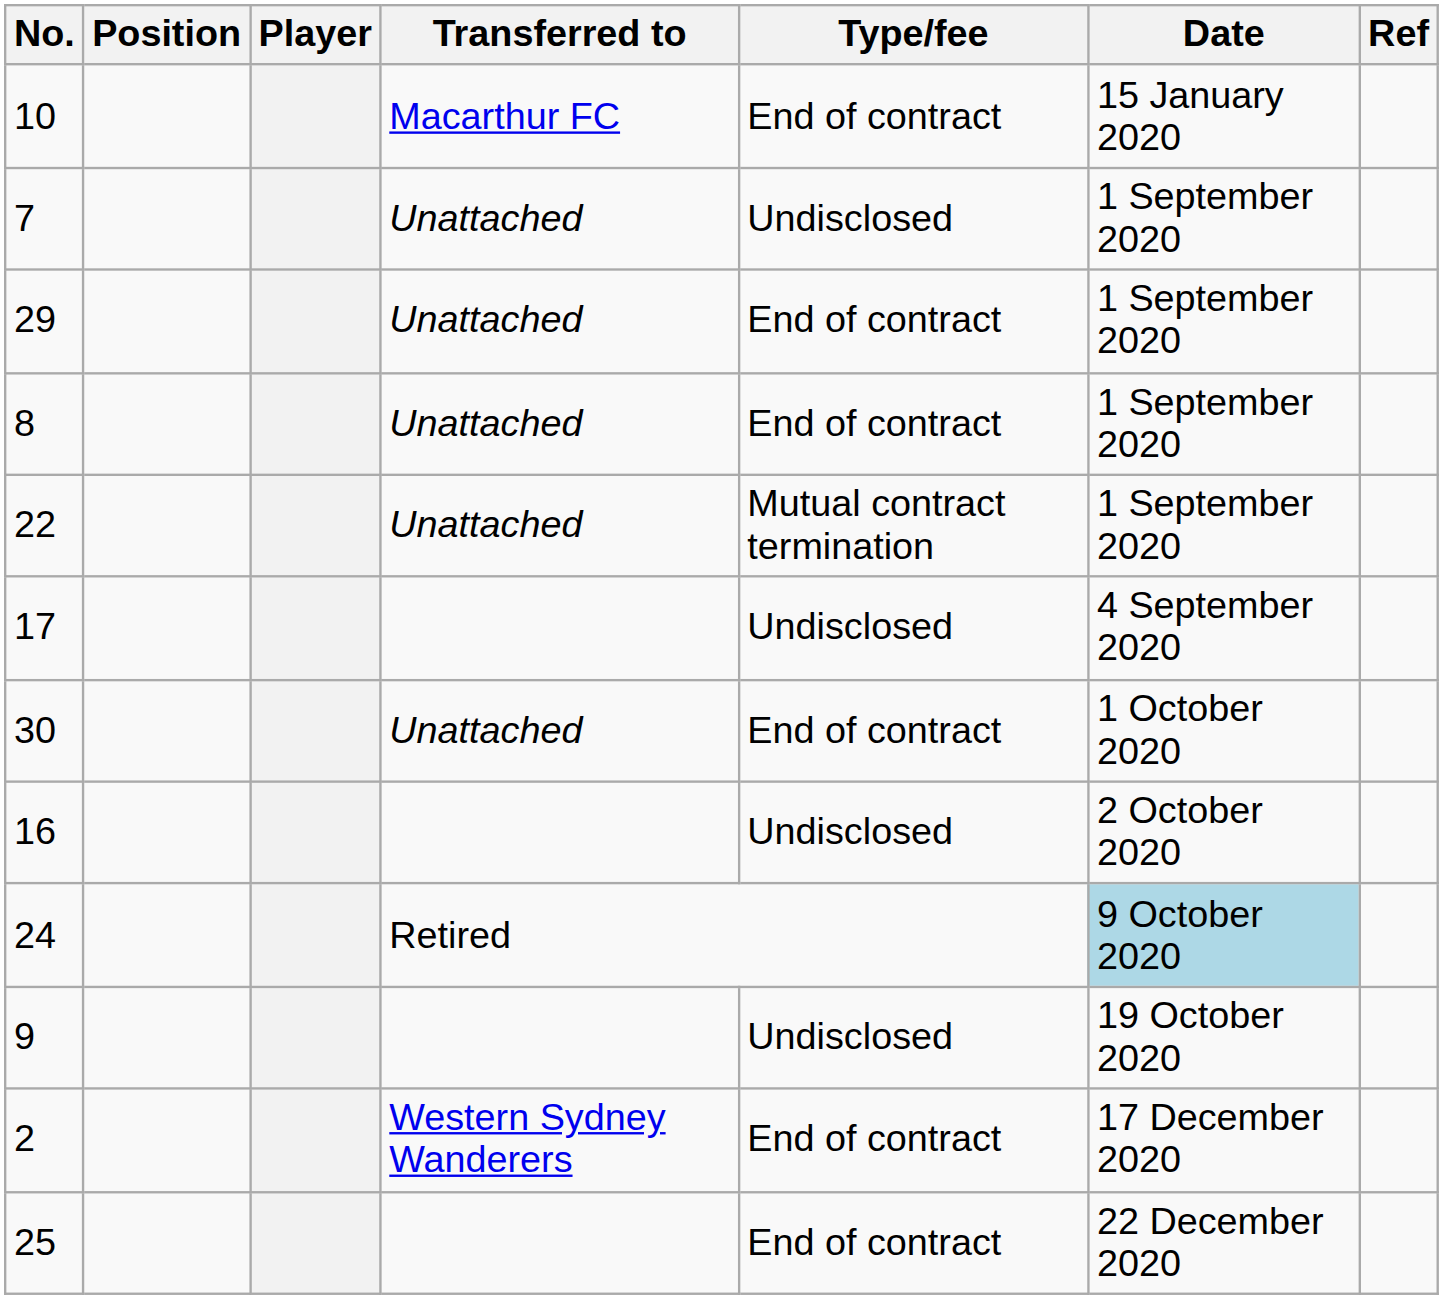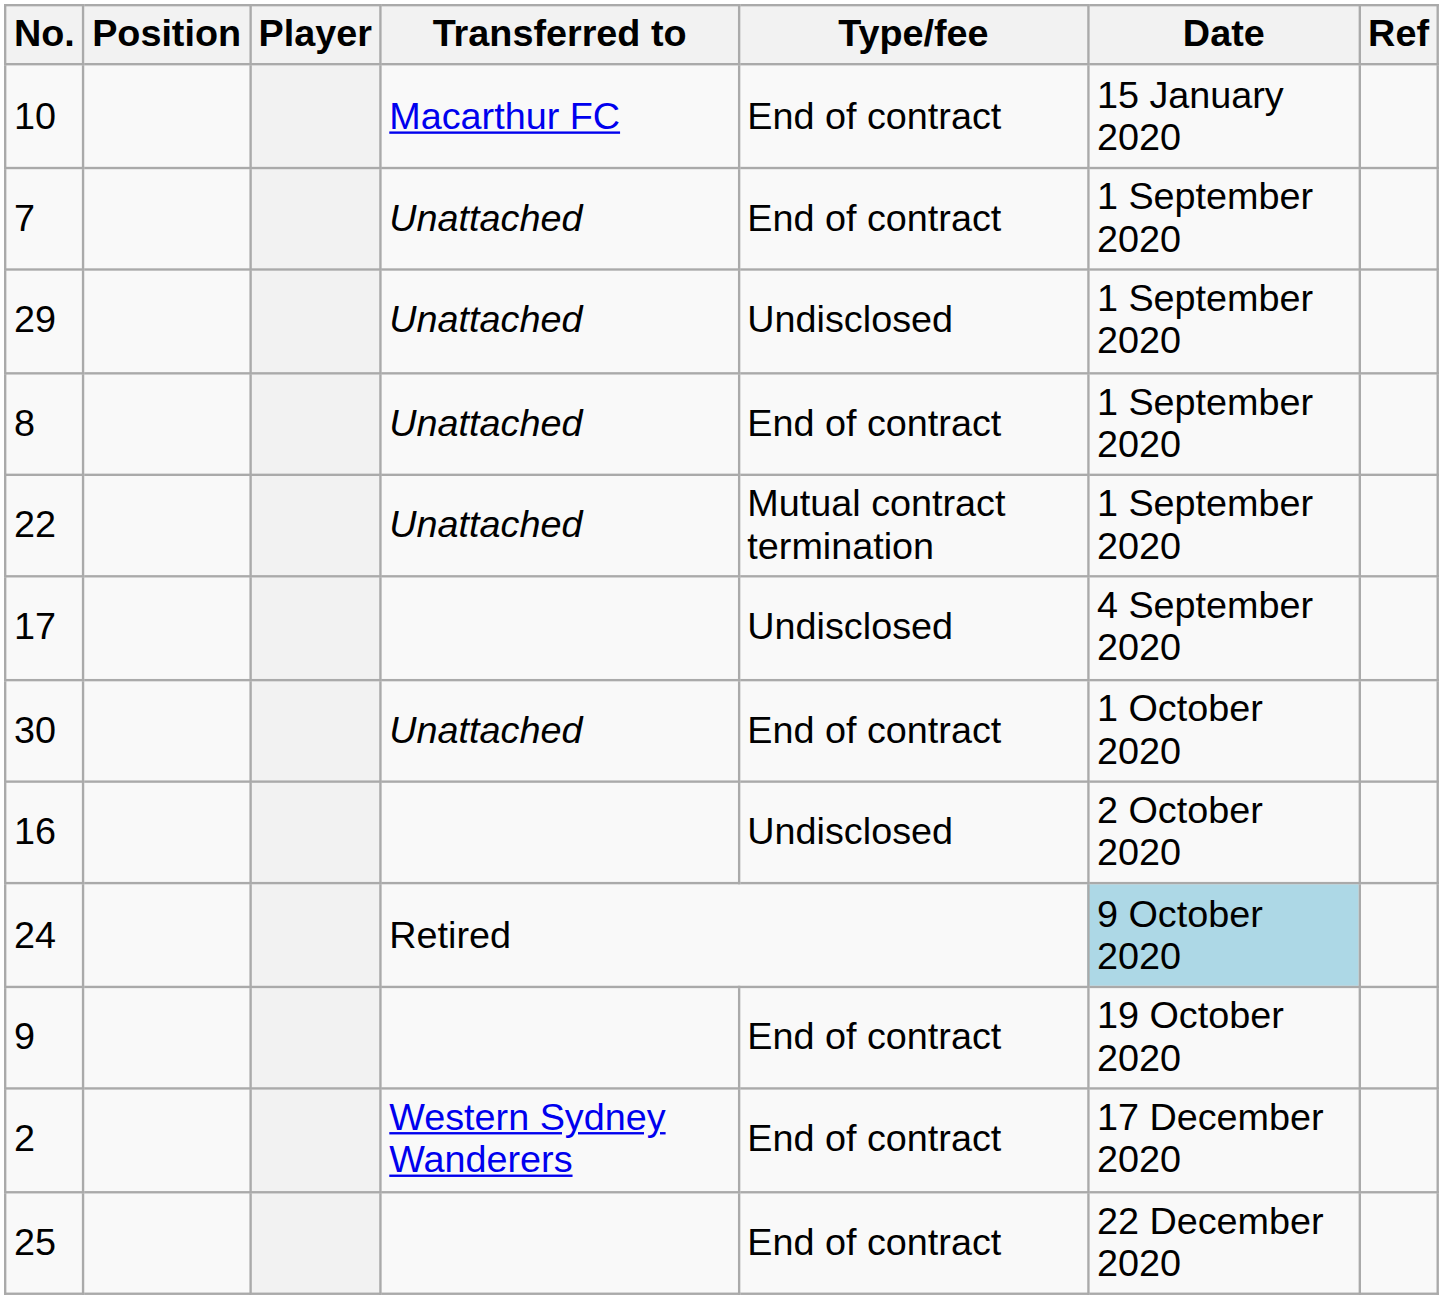(850, 217) Undisclosed -> (874, 217) End of contract
(874, 320) End of contract -> (850, 320) Undisclosed
(850, 1036) Undisclosed -> (874, 1036) End of contract
